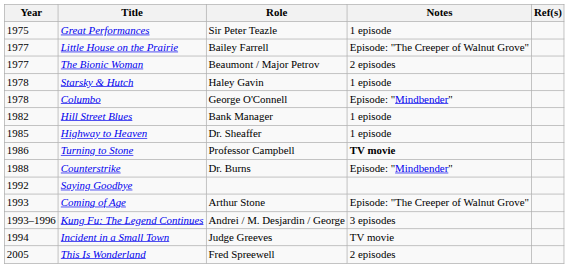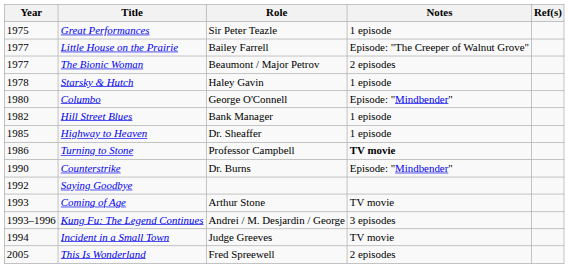(18, 99) 1978 -> (18, 99) 1980
(18, 168) 1988 -> (18, 168) 1990
(439, 202) Episode: "The Creeper of Walnut Grove" -> (372, 202) TV movie
